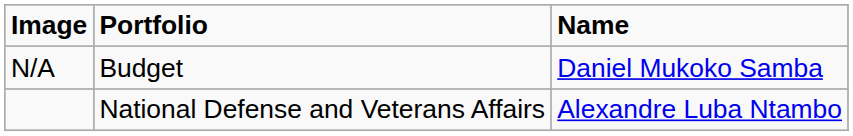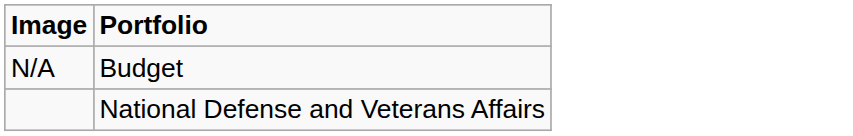- column: (593, 25)
